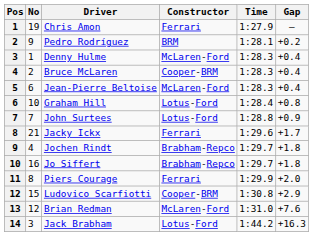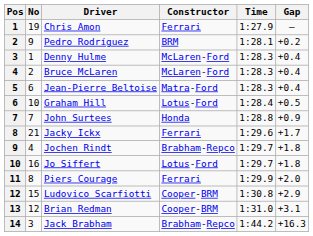(190, 73) Cooper-BRM -> (195, 73) McLaren-Ford
(195, 88) McLaren-Ford -> (190, 88) Matra-Ford
(289, 103) +0.8 -> (289, 103) +0.5
(190, 118) Lotus-Ford -> (176, 118) Honda
(198, 164) Brabham-Repco -> (190, 164) Lotus-Ford
(195, 209) McLaren-Ford -> (190, 209) Cooper-BRM
(289, 209) +7.6 -> (289, 209) +3.1
(190, 224) Lotus-Ford -> (198, 224) Brabham-Repco
